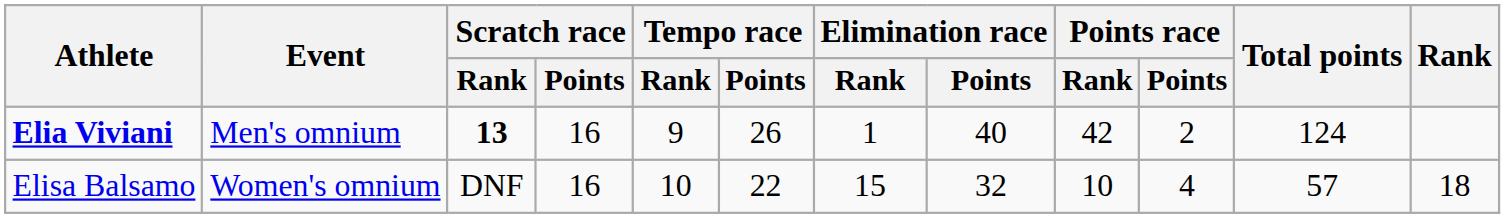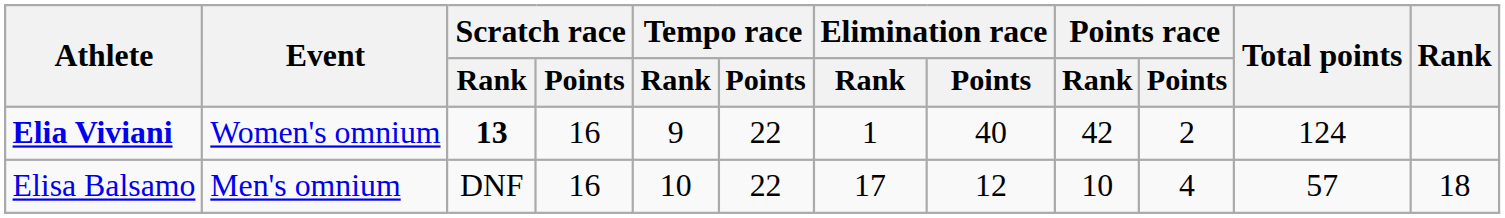(306, 133) Men's omnium -> (325, 133) Women's omnium
(766, 133) 26 -> (766, 133) 22
(325, 185) Women's omnium -> (306, 185) Men's omnium
(870, 185) 15 -> (870, 185) 17
(991, 185) 32 -> (991, 185) 12
